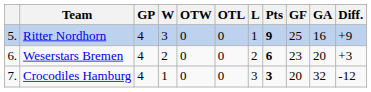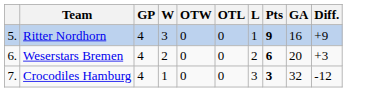- column: (298, 14)
